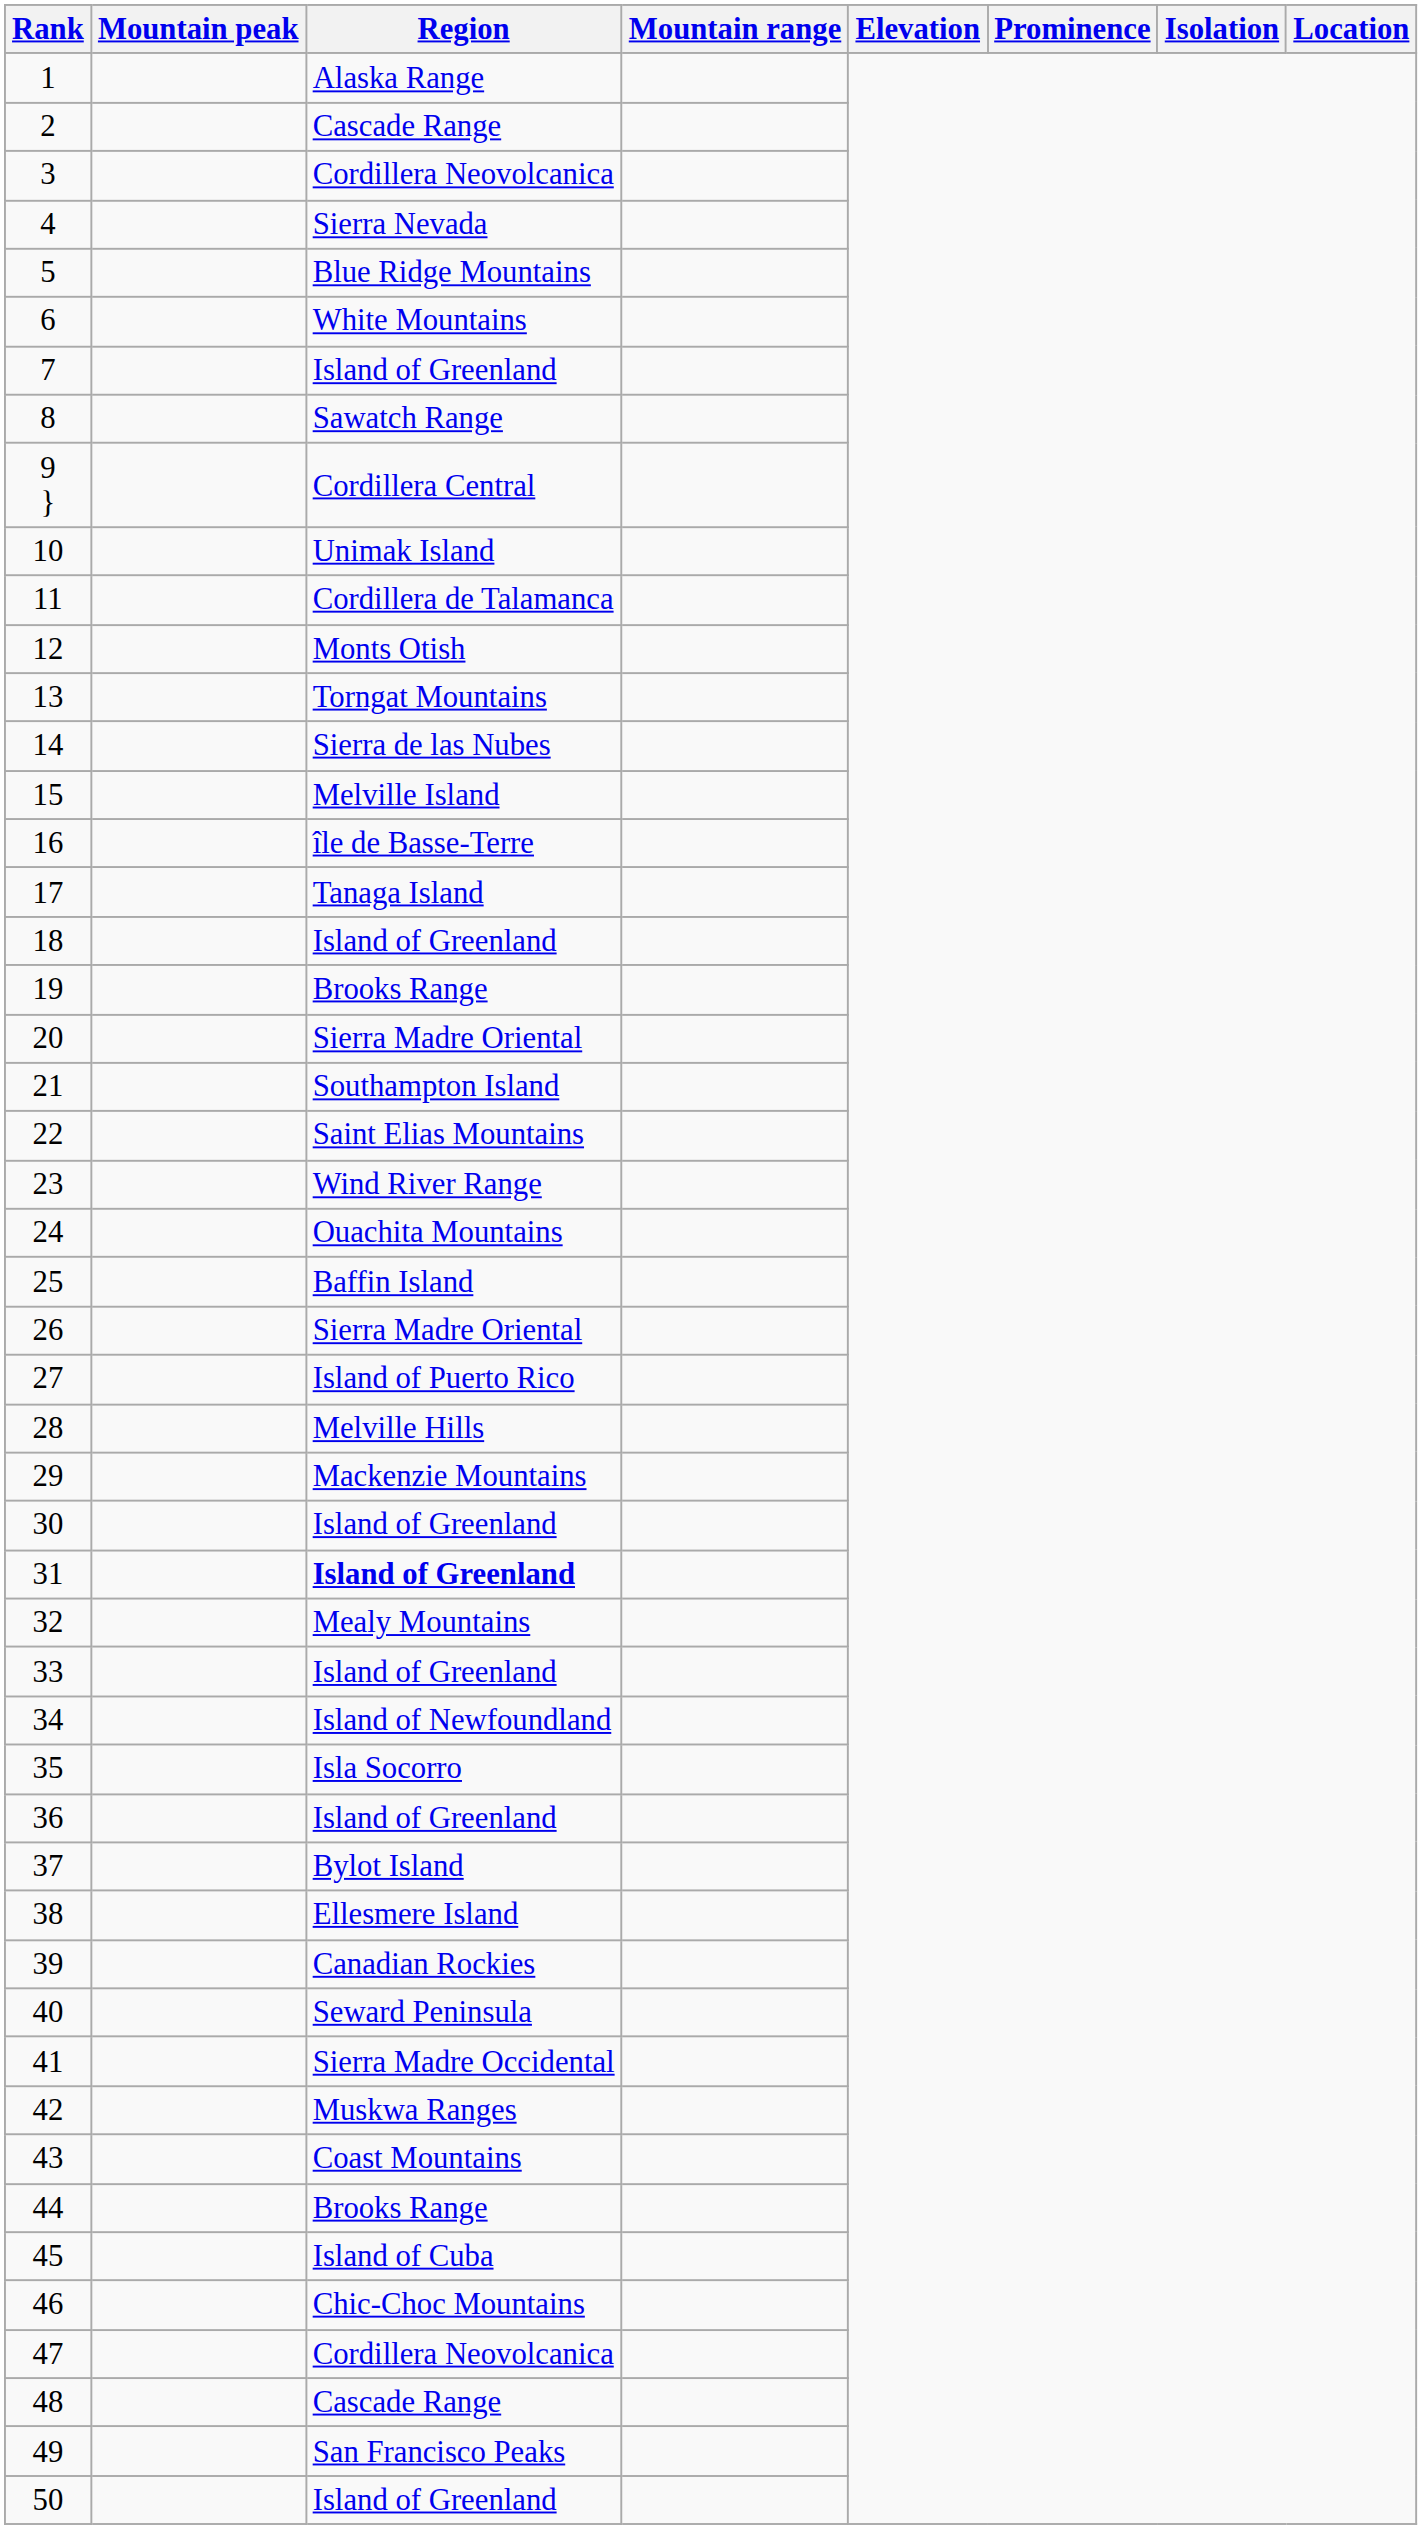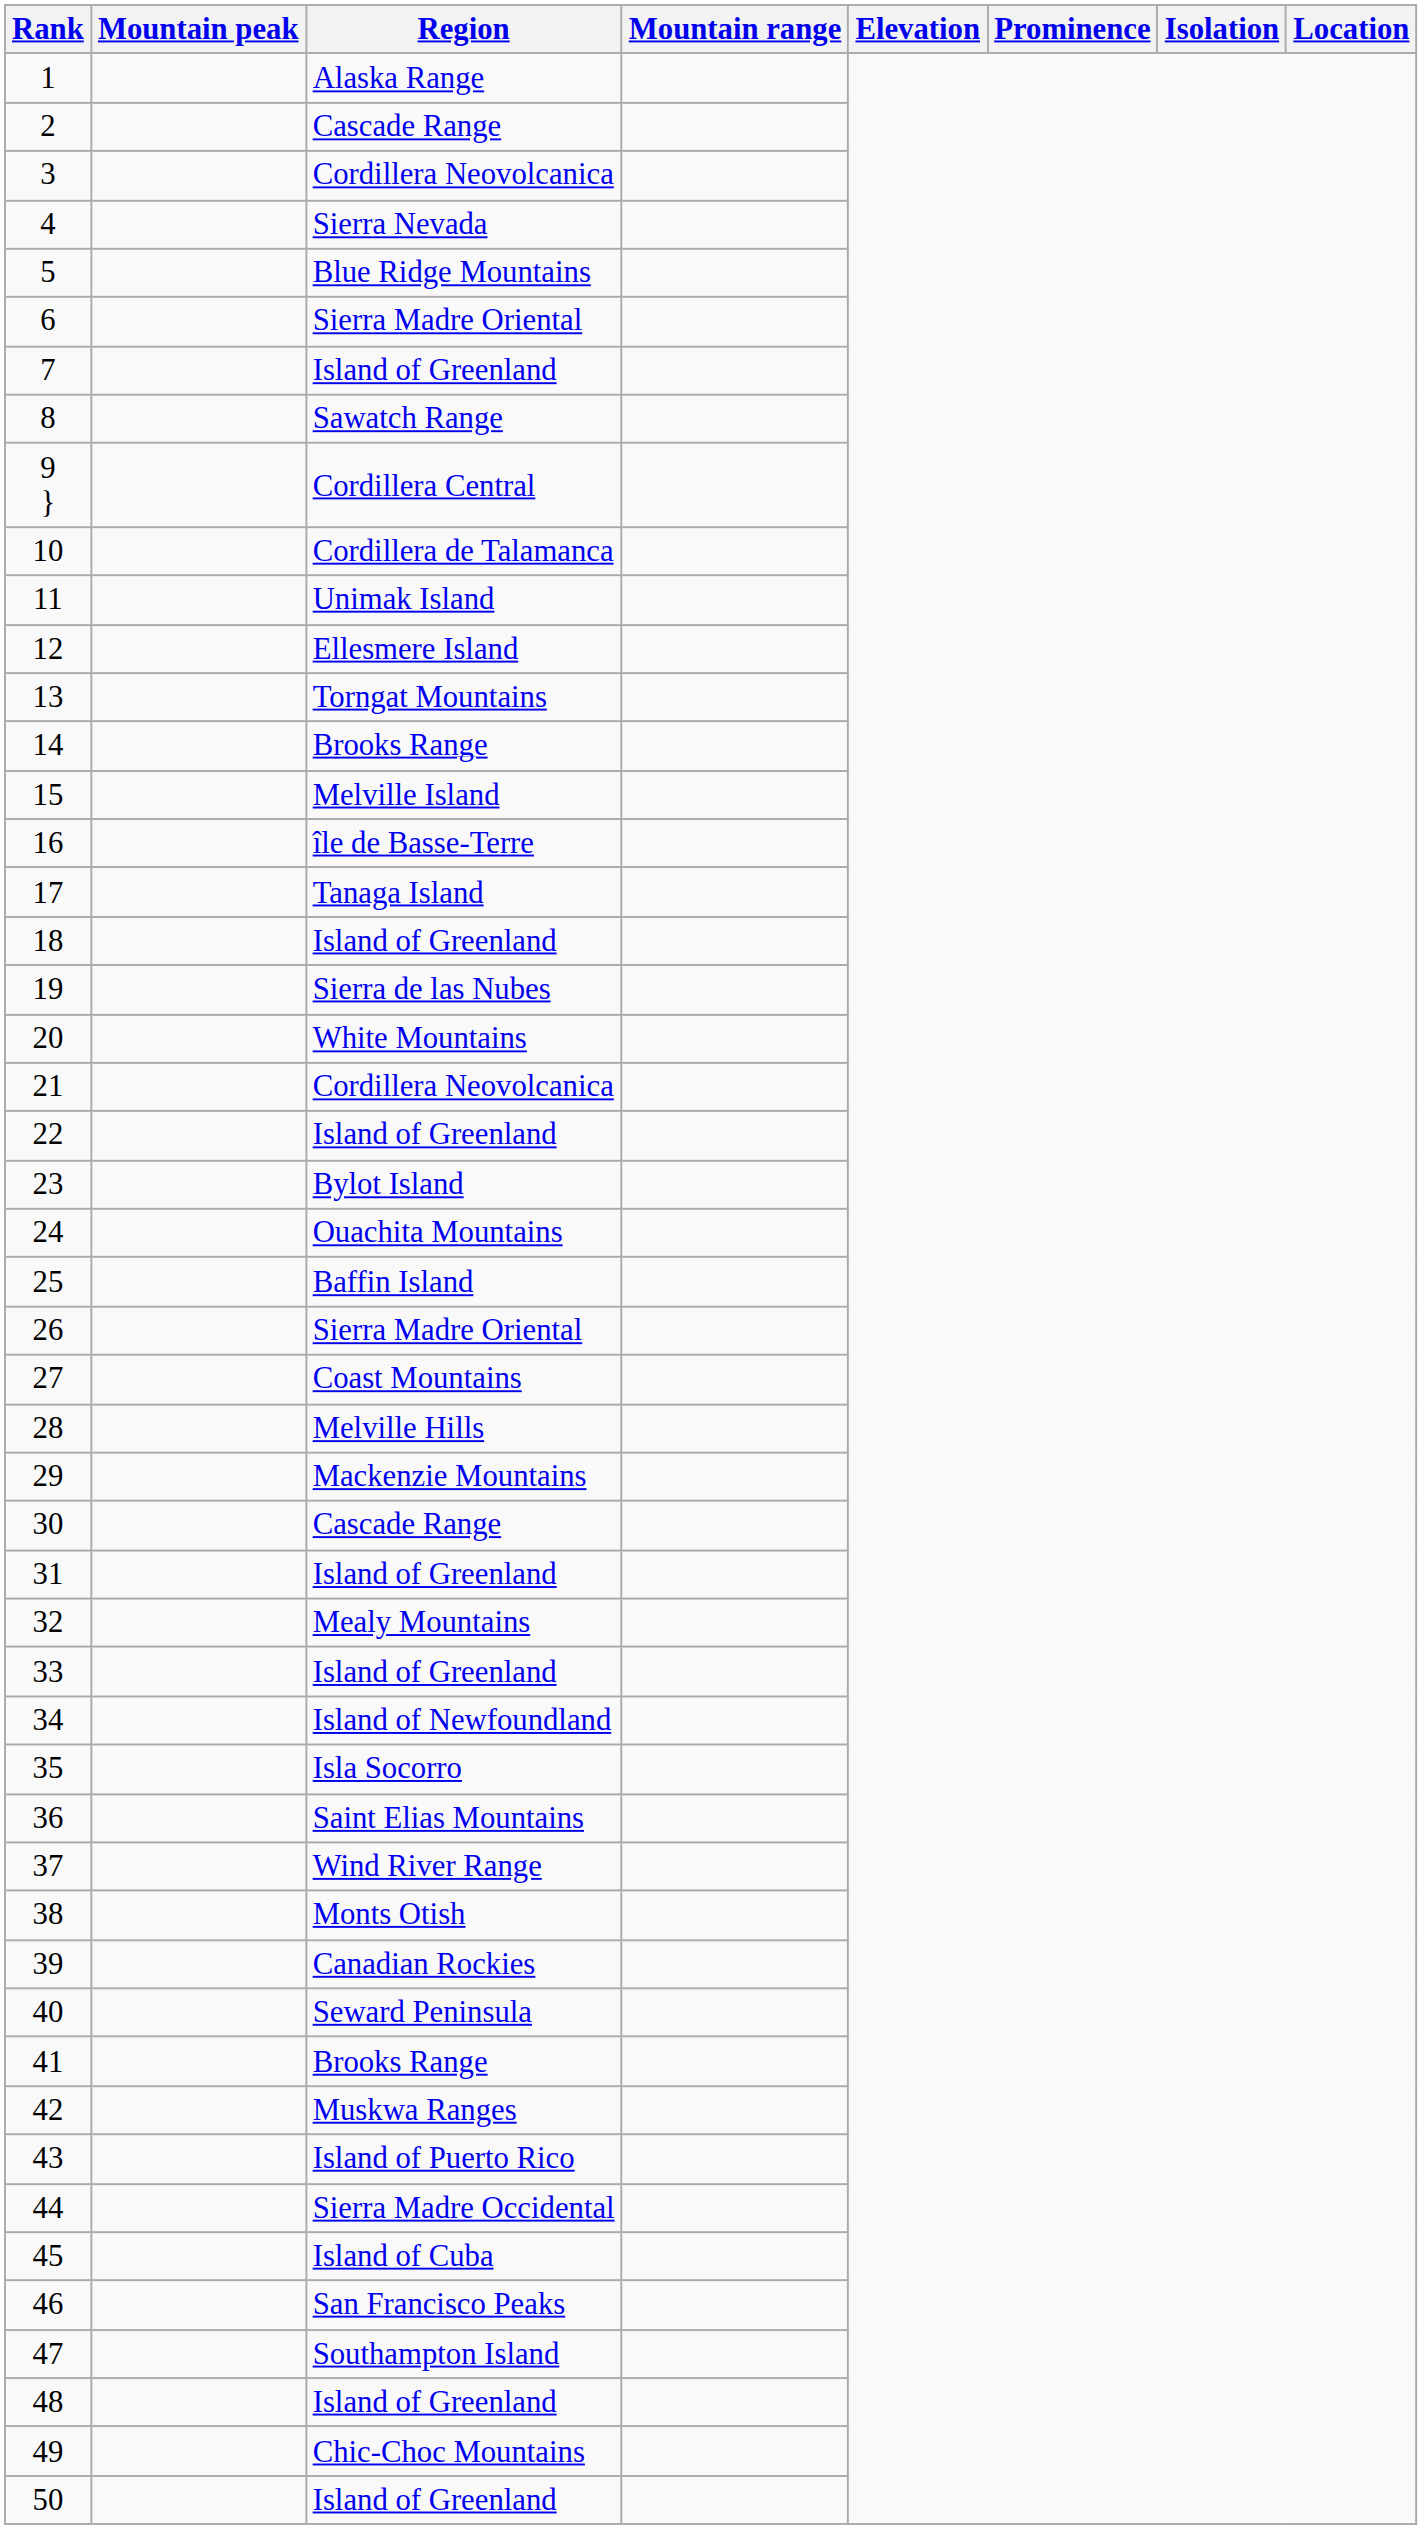(420, 321) White Mountains -> (447, 321) Sierra Madre Oriental
(404, 550) Unimak Island -> (463, 550) Cordillera de Talamanca
(463, 599) Cordillera de Talamanca -> (404, 599) Unimak Island
(389, 648) Monts Otish -> (415, 648) Ellesmere Island
(432, 745) Sierra de las Nubes -> (400, 745) Brooks Range
(400, 989) Brooks Range -> (432, 989) Sierra de las Nubes
(447, 1037) Sierra Madre Oriental -> (420, 1037) White Mountains
(436, 1086) Southampton Island -> (463, 1086) Cordillera Neovolcanica
(448, 1135) Saint Elias Mountains -> (435, 1135) Island of Greenland
(427, 1183) Wind River Range -> (388, 1183) Bylot Island
(444, 1378) Island of Puerto Rico -> (417, 1378) Coast Mountains
(435, 1525) Island of Greenland -> (407, 1525) Cascade Range
(444, 1573) bold -> (435, 1573) normal
(435, 1817) Island of Greenland -> (448, 1817) Saint Elias Mountains
(388, 1866) Bylot Island -> (427, 1866) Wind River Range
(415, 1914) Ellesmere Island -> (389, 1914) Monts Otish
(464, 2060) Sierra Madre Occidental -> (400, 2060) Brooks Range
(417, 2158) Coast Mountains -> (444, 2158) Island of Puerto Rico
(400, 2207) Brooks Range -> (464, 2207) Sierra Madre Occidental
(449, 2304) Chic-Choc Mountains -> (439, 2304) San Francisco Peaks
(463, 2353) Cordillera Neovolcanica -> (436, 2353) Southampton Island
(407, 2401) Cascade Range -> (435, 2401) Island of Greenland
(439, 2450) San Francisco Peaks -> (449, 2450) Chic-Choc Mountains
